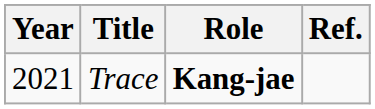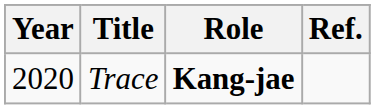(43, 77) 2021 -> (43, 77) 2020
